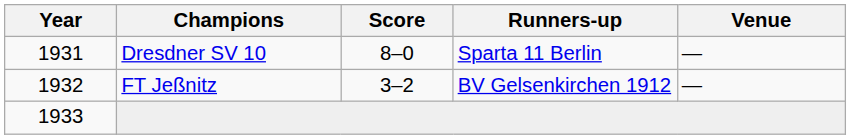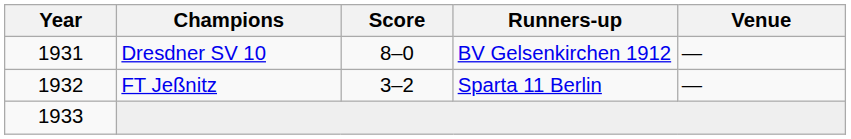(530, 52) Sparta 11 Berlin -> (564, 52) BV Gelsenkirchen 1912
(564, 85) BV Gelsenkirchen 1912 -> (530, 85) Sparta 11 Berlin
